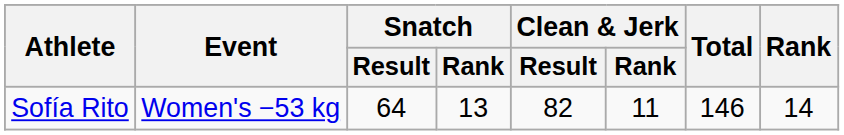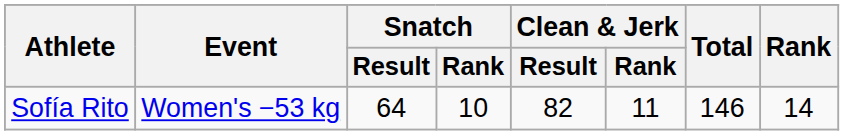(473, 109) 13 -> (473, 109) 10
